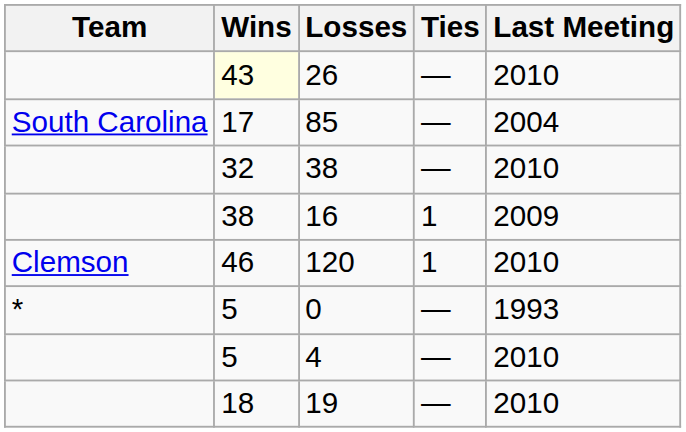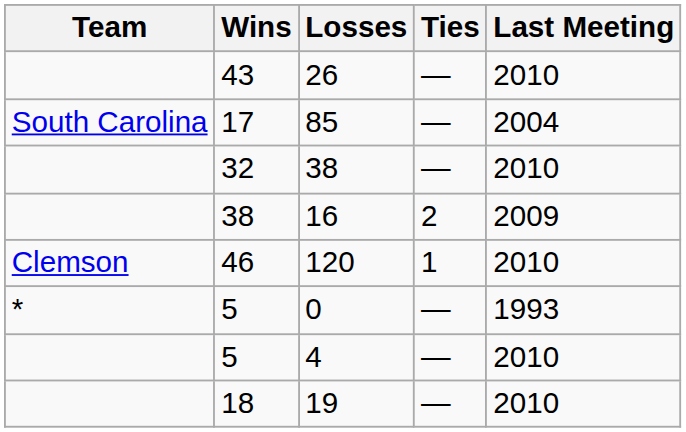(238, 74) lightyellow background -> (238, 74) no background
(429, 215) 1 -> (429, 215) 2
